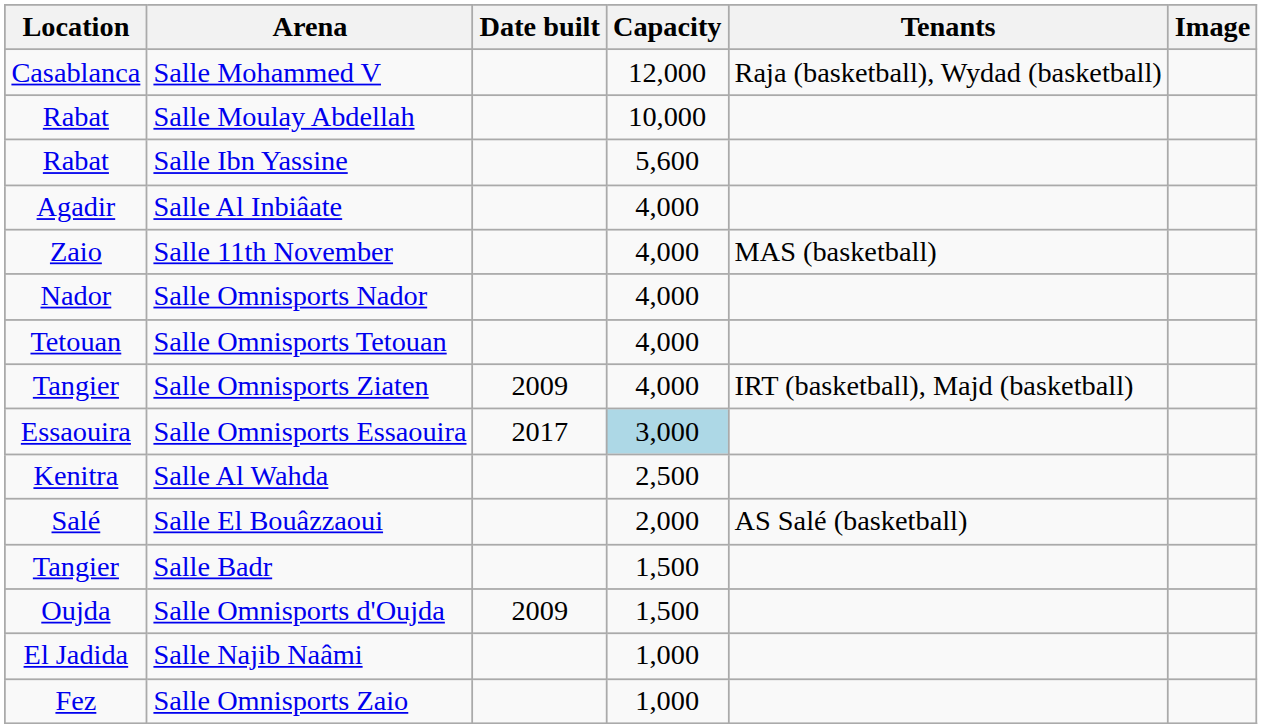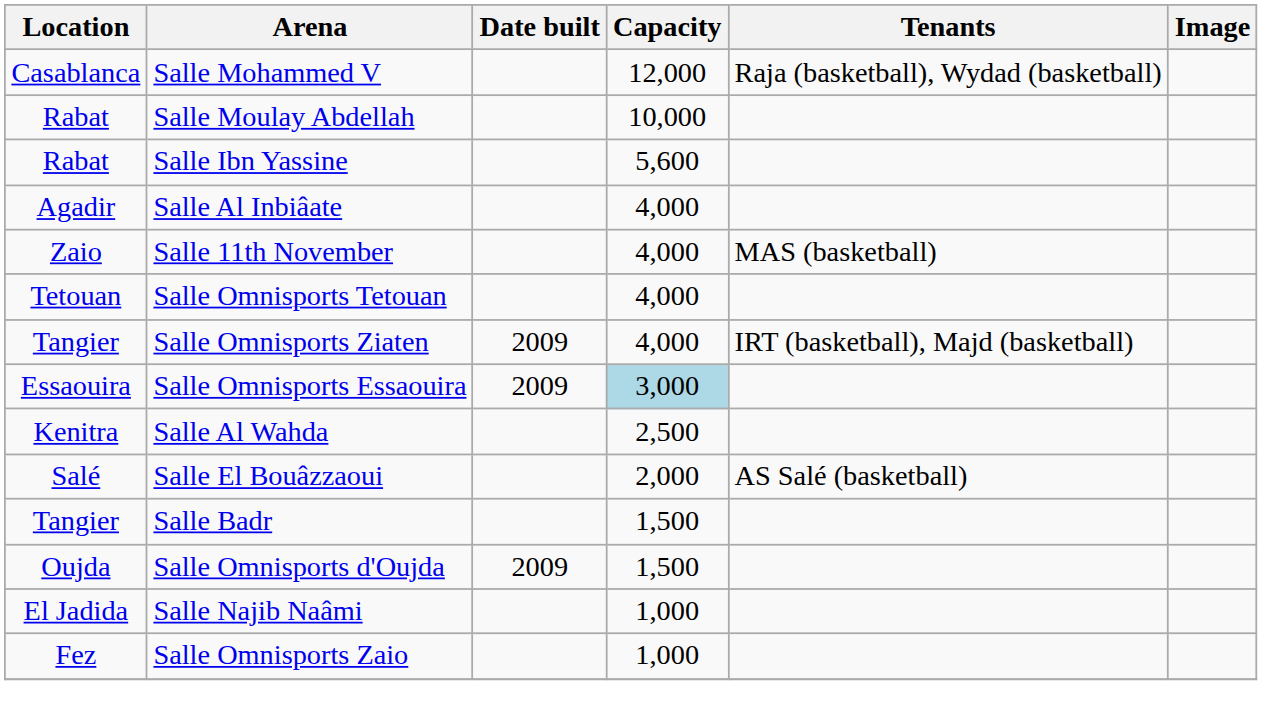- row: (290, 296)
(540, 431) 2017 -> (540, 386) 2009
